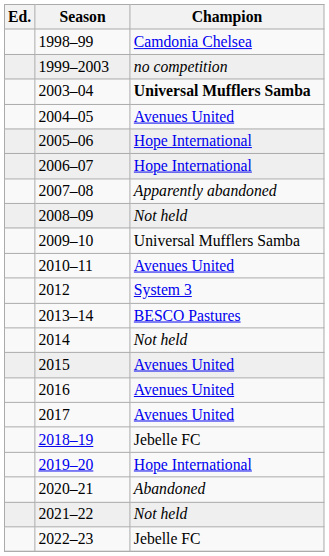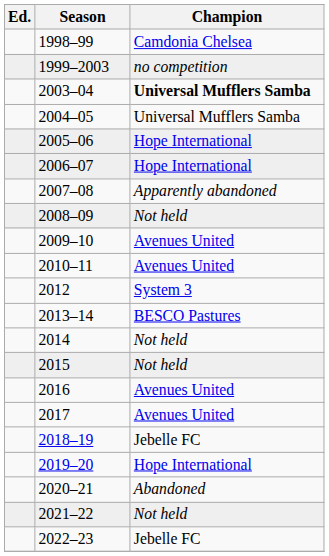(184, 116) Avenues United -> (217, 116) Universal Mufflers Samba
(217, 240) Universal Mufflers Samba -> (184, 240) Avenues United
(184, 365) Avenues United -> (161, 365) Not held
